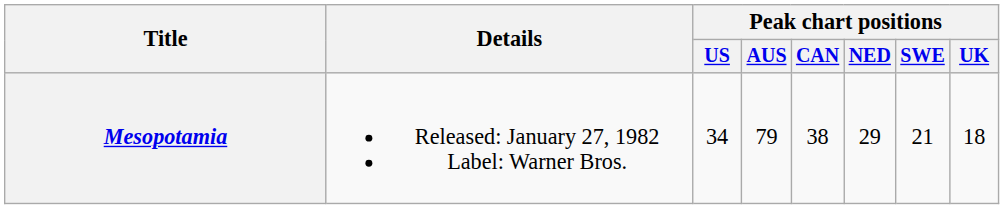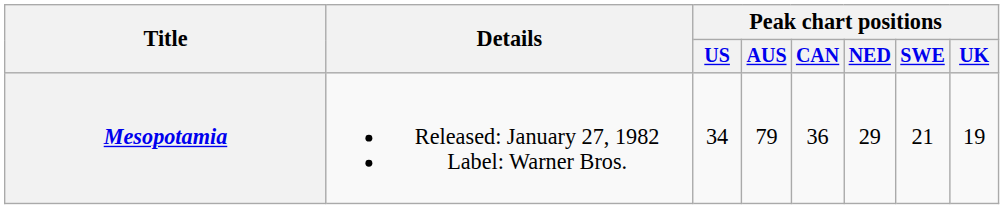(818, 137) 38 -> (818, 137) 36
(974, 137) 18 -> (974, 137) 19
